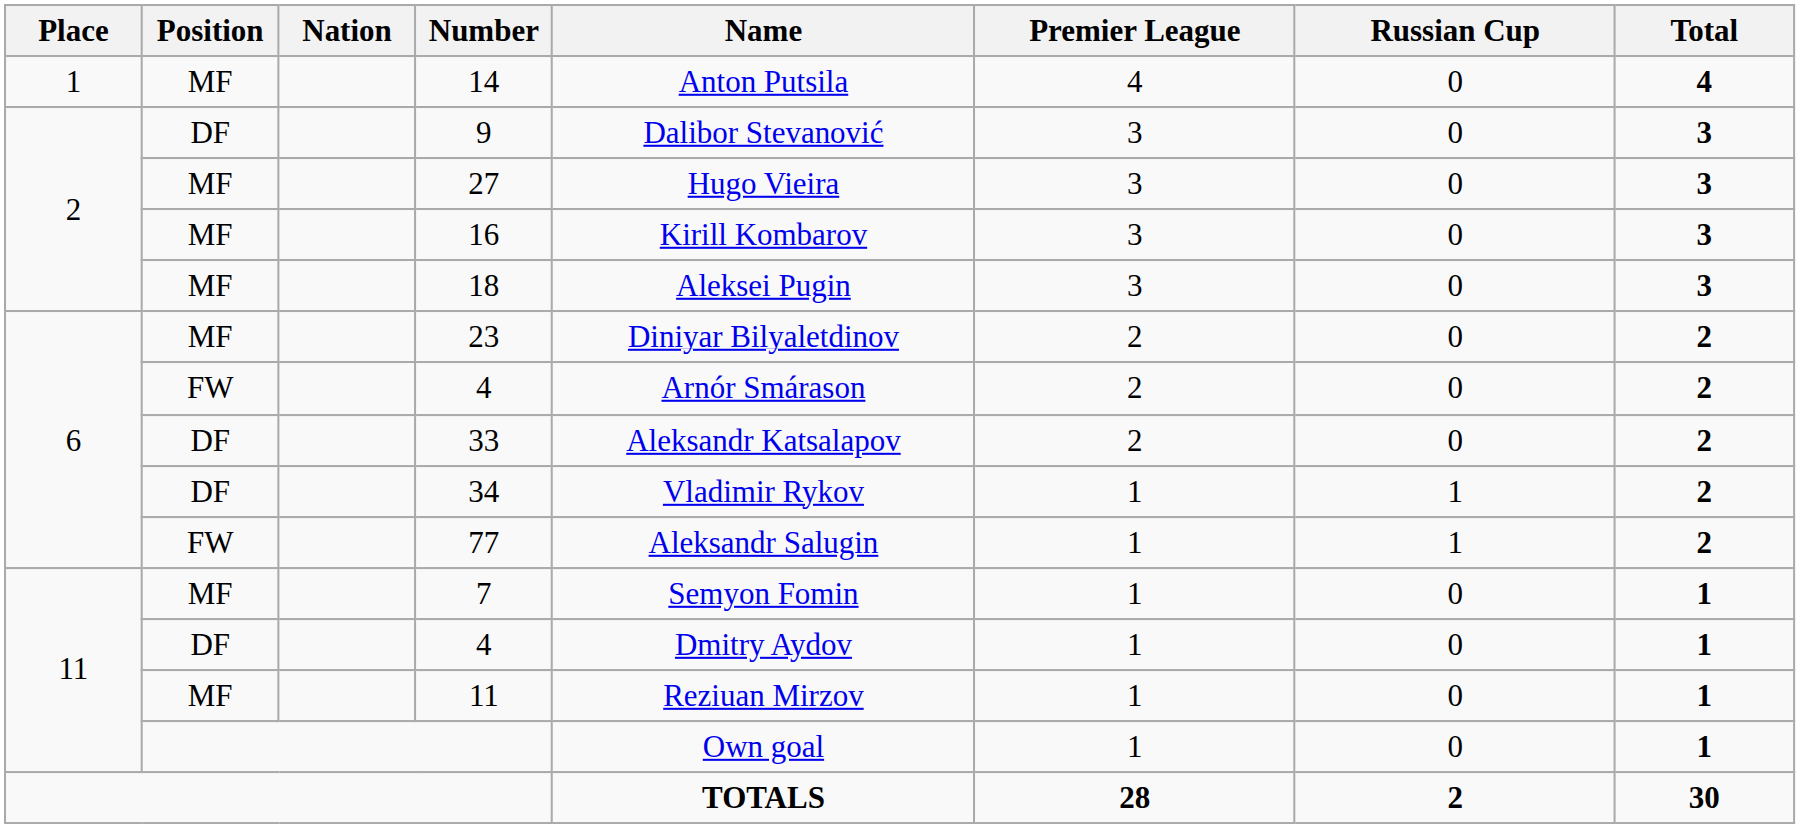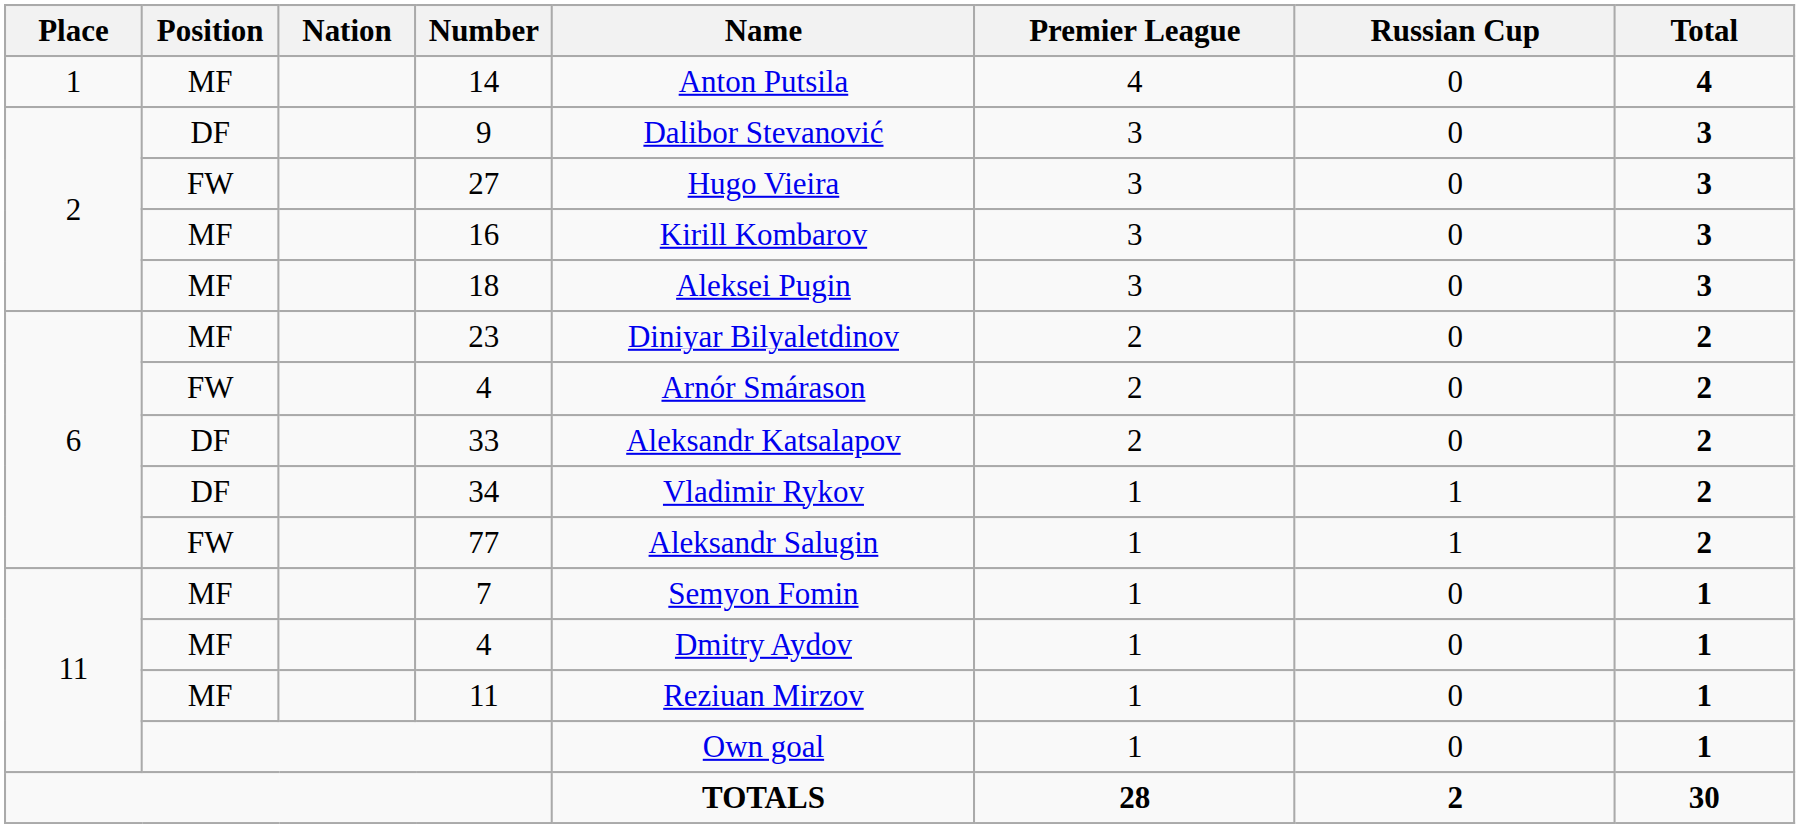(210, 183) MF -> (210, 183) FW
(210, 643) DF -> (210, 643) MF
